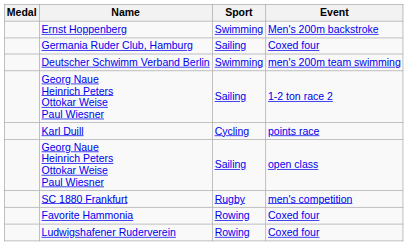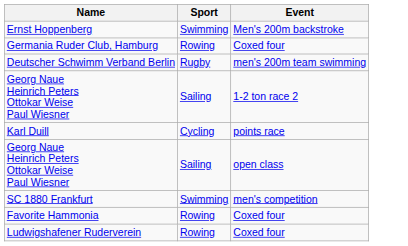- column: (22, 13)
(230, 46) Sailing -> (197, 46) Rowing
(239, 63) Swimming -> (195, 63) Rugby
(230, 199) Rugby -> (204, 199) Swimming
